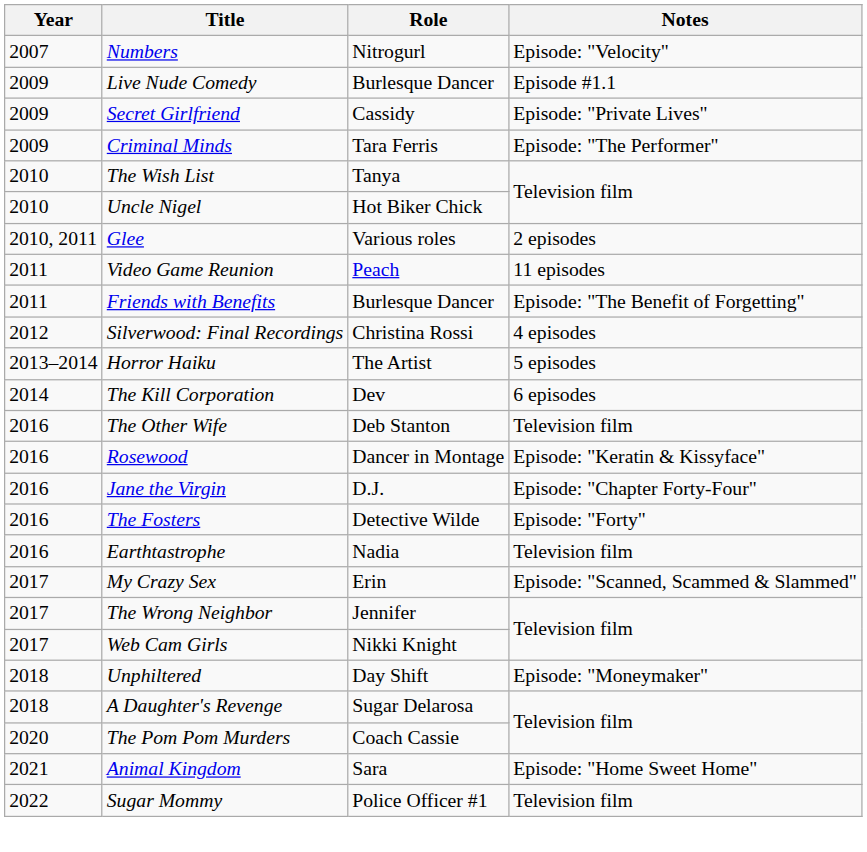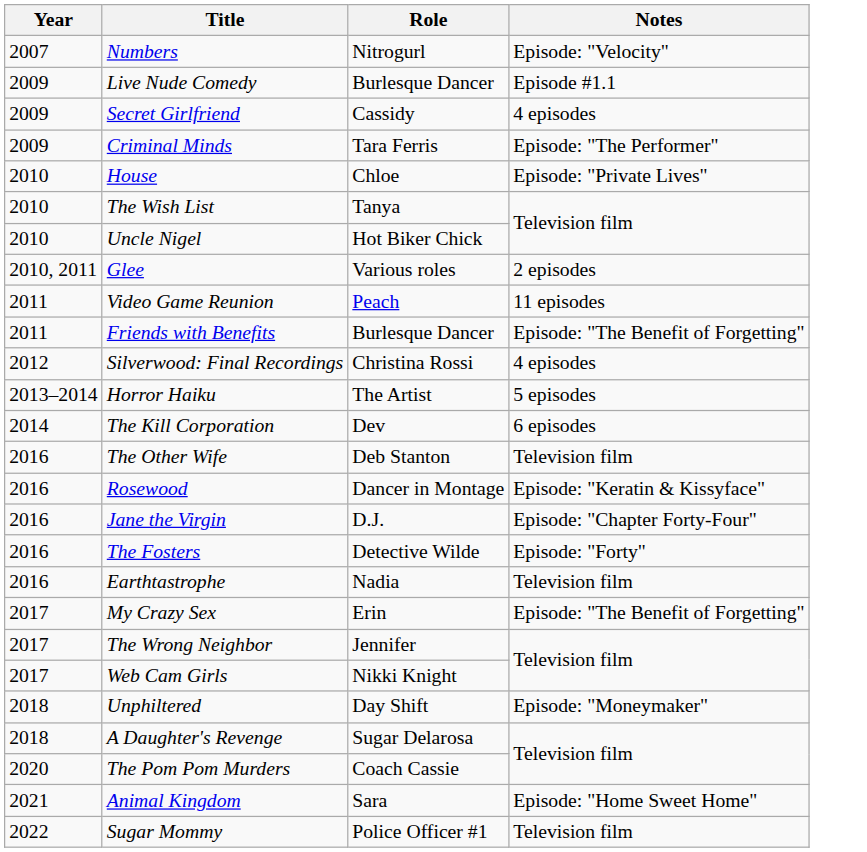(610, 113) Episode: "Private Lives" -> (555, 113) 4 episodes
+ row: (132, 176)
(685, 581) Episode: "Scanned, Scammed & Slammed" -> (659, 613) Episode: "The Benefit of Forgetting"
